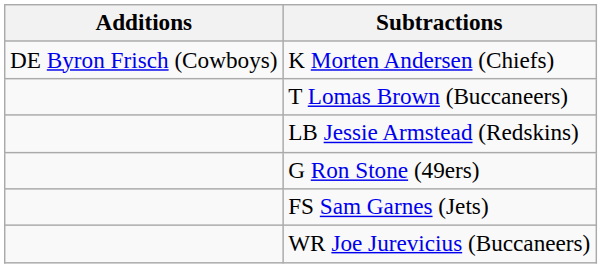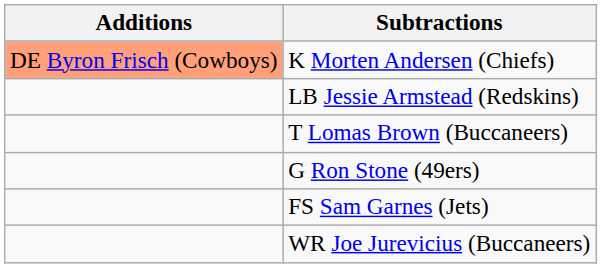(144, 59) no background -> (144, 59) lightsalmon background
rows swapped: (434, 133) <-> (428, 96)
